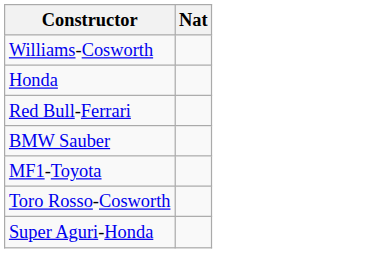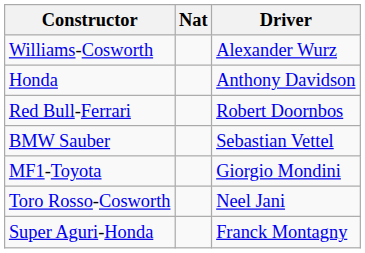+ column: (286, 19)
